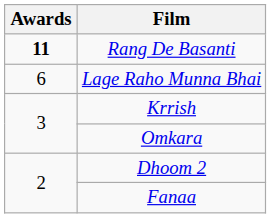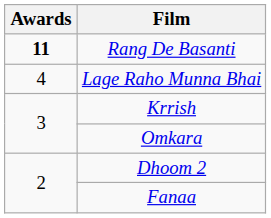(41, 78) 6 -> (41, 78) 4
